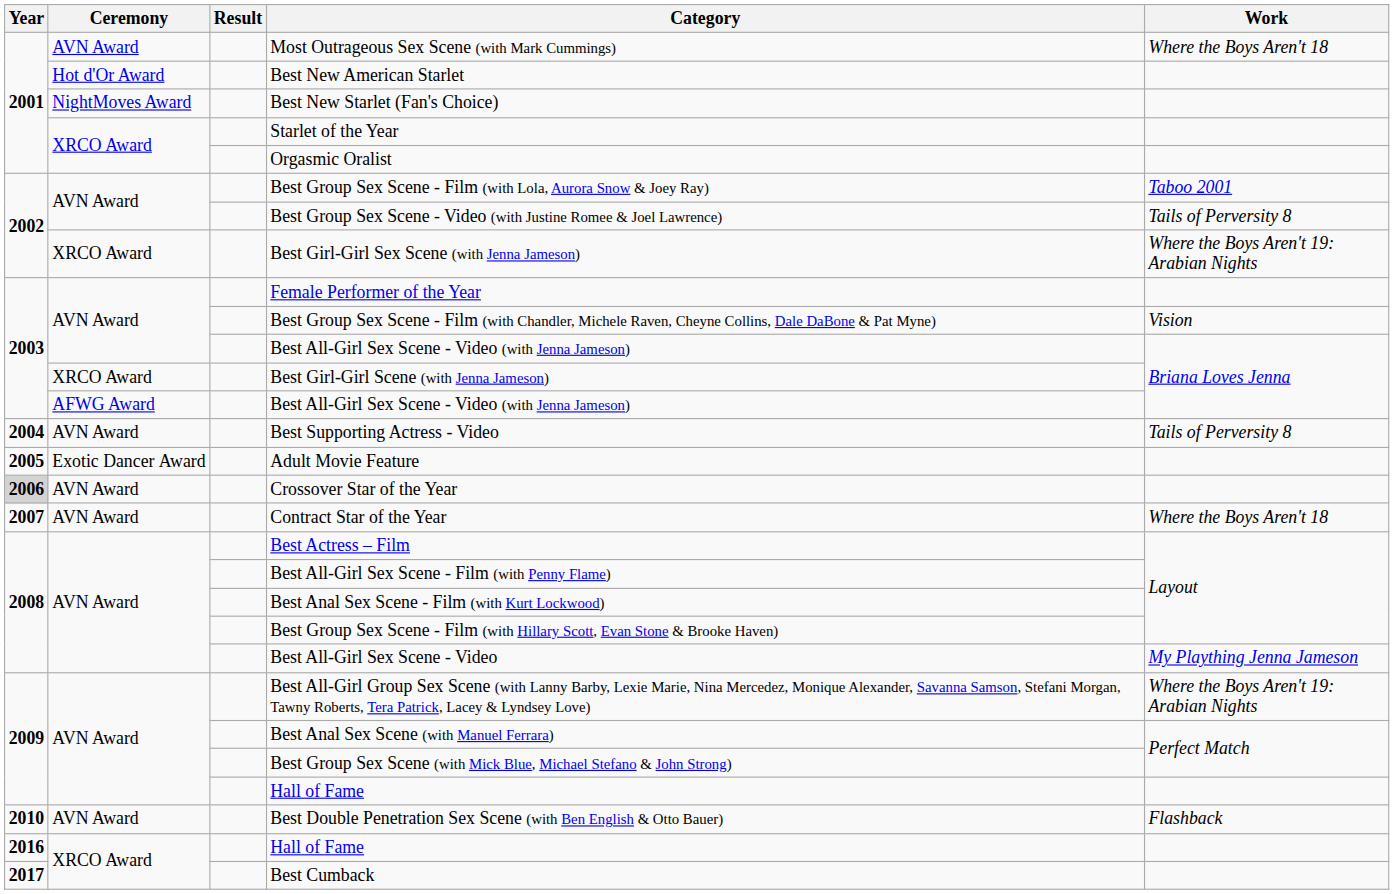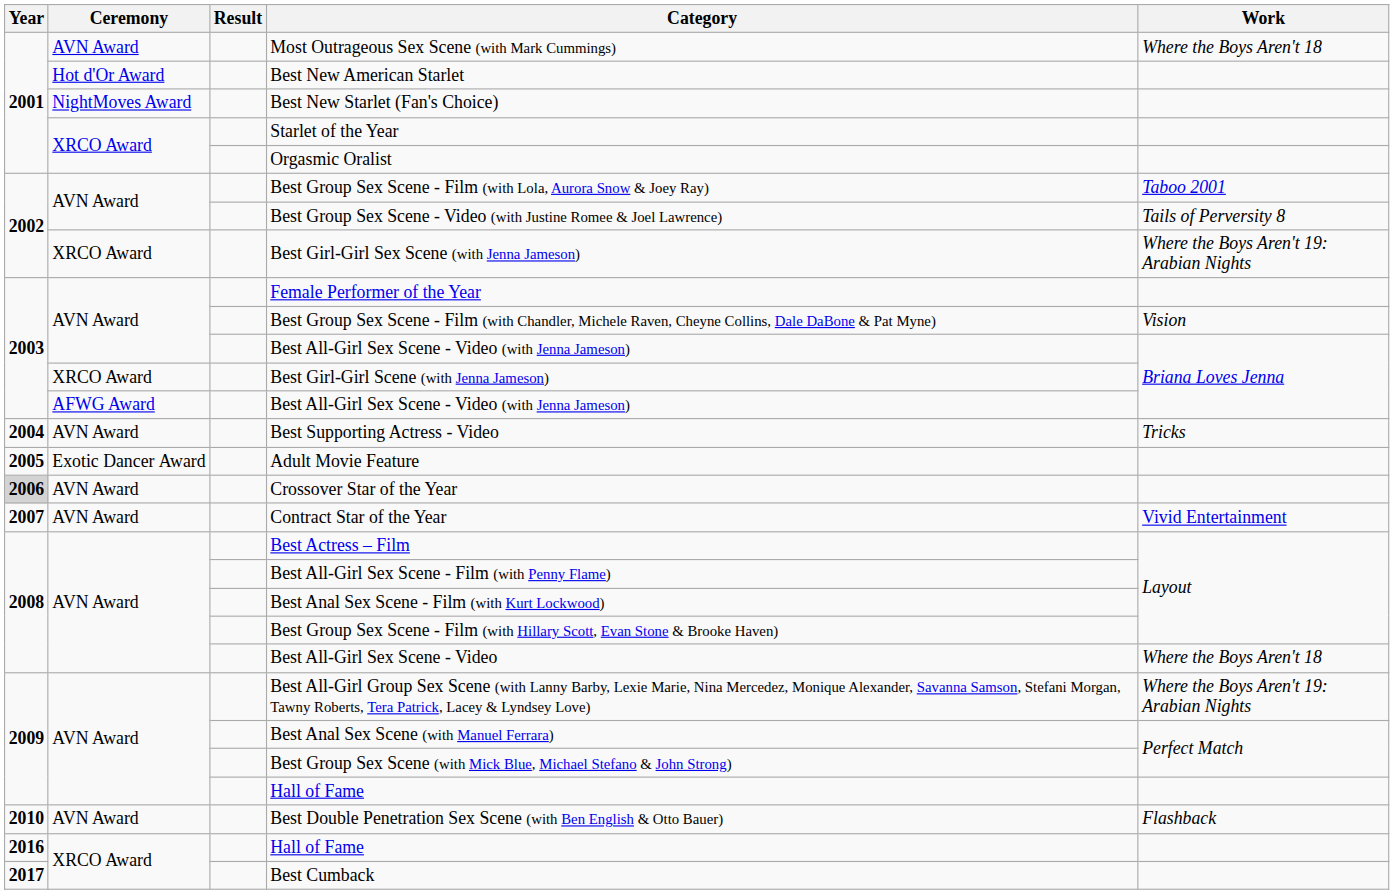(1220, 432) Tails of Perversity 8 -> (1164, 432) Tricks
(1238, 517) Where the Boys Aren't 18 -> (1214, 517) Vivid Entertainment
(1253, 658) My Plaything Jenna Jameson -> (1232, 658) Where the Boys Aren't 18
